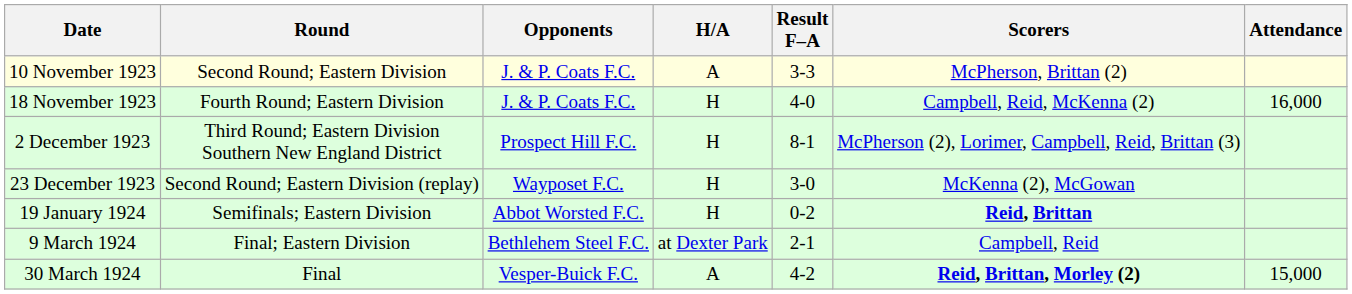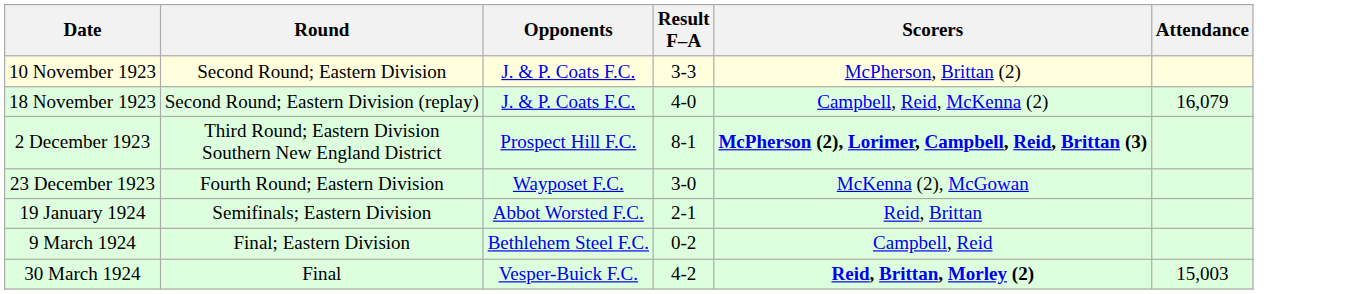- column: (713, 30)
(322, 101) Fourth Round; Eastern Division -> (322, 101) Second Round; Eastern Division (replay)
(1296, 101) 16,000 -> (1202, 101) 16,079
(1039, 142) normal -> (933, 142) bold
(322, 183) Second Round; Eastern Division (replay) -> (322, 183) Fourth Round; Eastern Division
(802, 213) 0-2 -> (684, 213) 2-1
(1039, 213) bold -> (933, 213) normal
(802, 243) 2-1 -> (684, 243) 0-2
(1296, 273) 15,000 -> (1202, 273) 15,003
